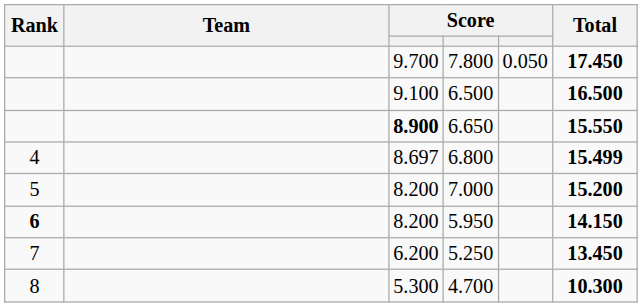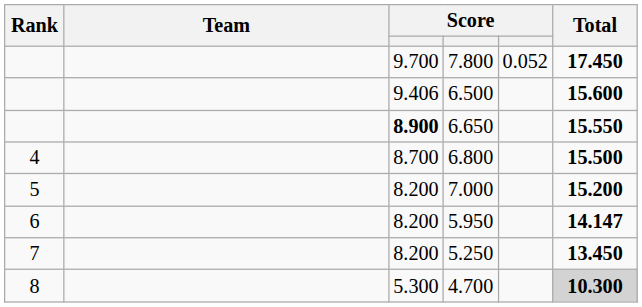(525, 61) 0.050 -> (525, 61) 0.052
(416, 93) 9.100 -> (416, 93) 9.406
(595, 93) 16.500 -> (595, 93) 15.600
(416, 157) 8.697 -> (416, 157) 8.700
(595, 157) 15.499 -> (595, 157) 15.500
(34, 221) bold -> (34, 221) normal
(595, 221) 14.150 -> (595, 221) 14.147
(416, 253) 6.200 -> (416, 253) 8.200
(595, 285) no background -> (595, 285) lightgrey background
